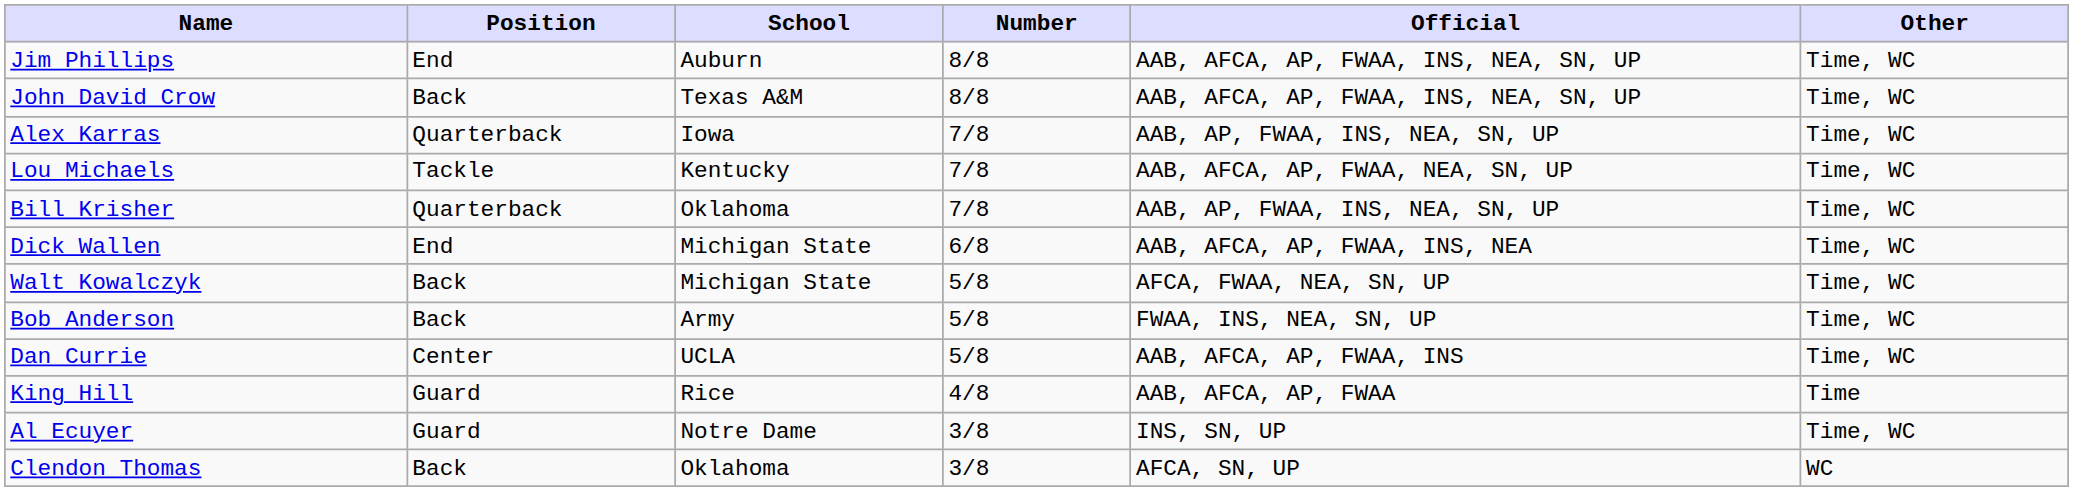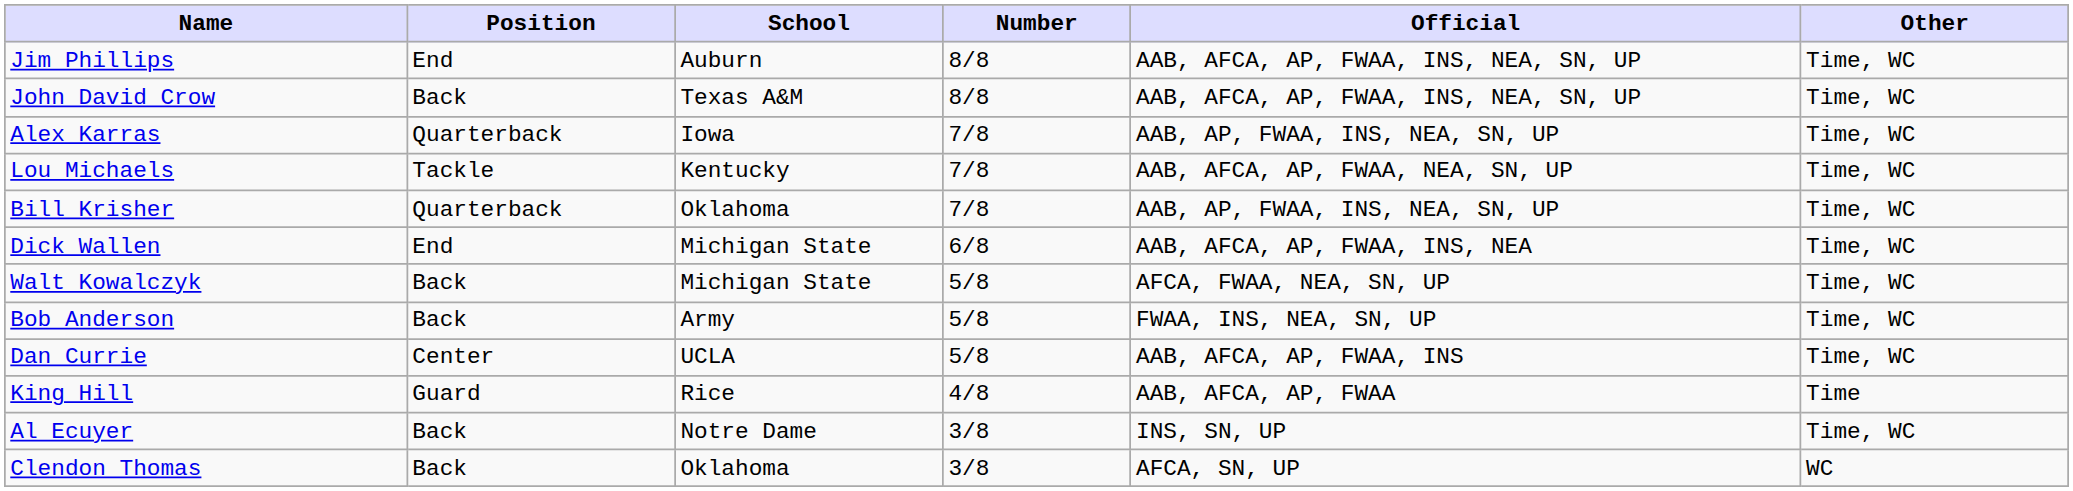(446, 431) Guard -> (440, 431) Back
